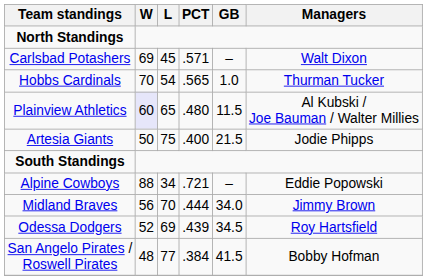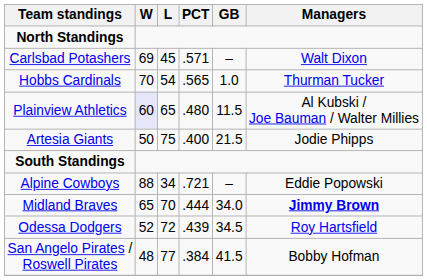(146, 205) 56 -> (146, 205) 65
(334, 205) normal -> (334, 205) bold
(168, 227) 69 -> (168, 227) 72
